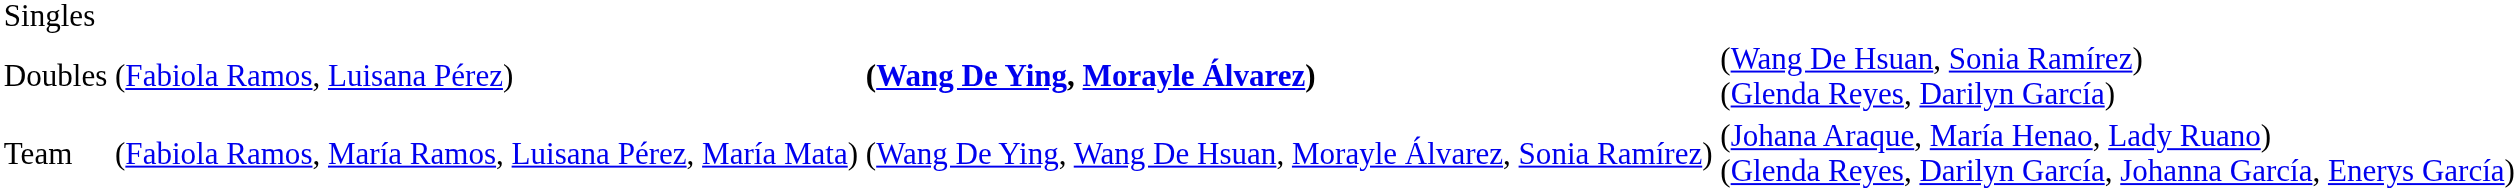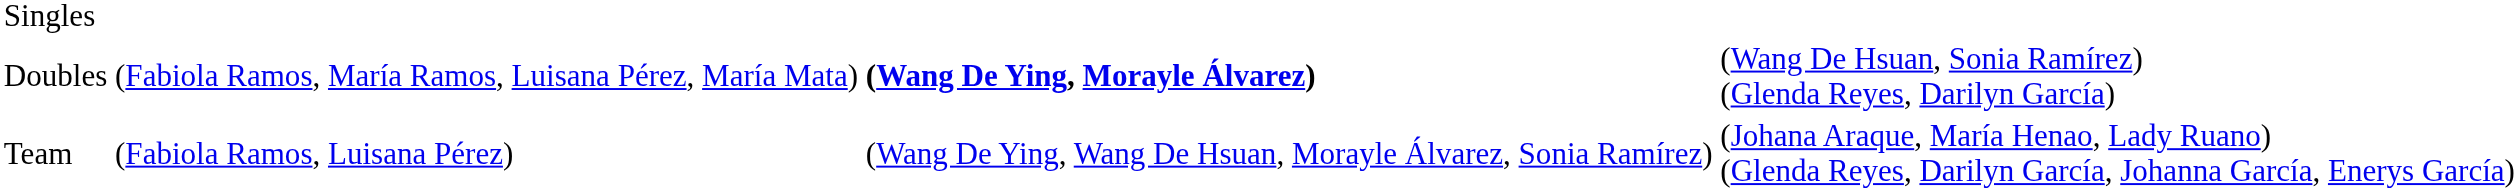(314, 75) (Fabiola Ramos, Luisana Pérez) -> (487, 75) (Fabiola Ramos, María Ramos, Luisana Pérez, María Mata)
(487, 153) (Fabiola Ramos, María Ramos, Luisana Pérez, María Mata) -> (314, 153) (Fabiola Ramos, Luisana Pérez)
